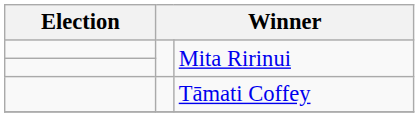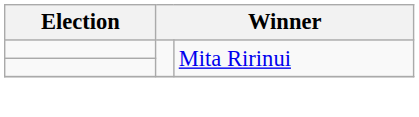- row: (80, 94)
